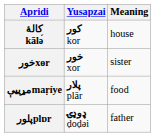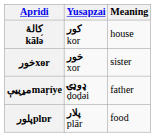(75, 90) پلار plār -> (78, 90) ډوډۍ ḍoḍə́i
(119, 90) food -> (122, 90) father
(78, 118) ډوډۍ ḍoḍə́i -> (75, 118) پلار plār
(122, 118) father -> (119, 118) food
